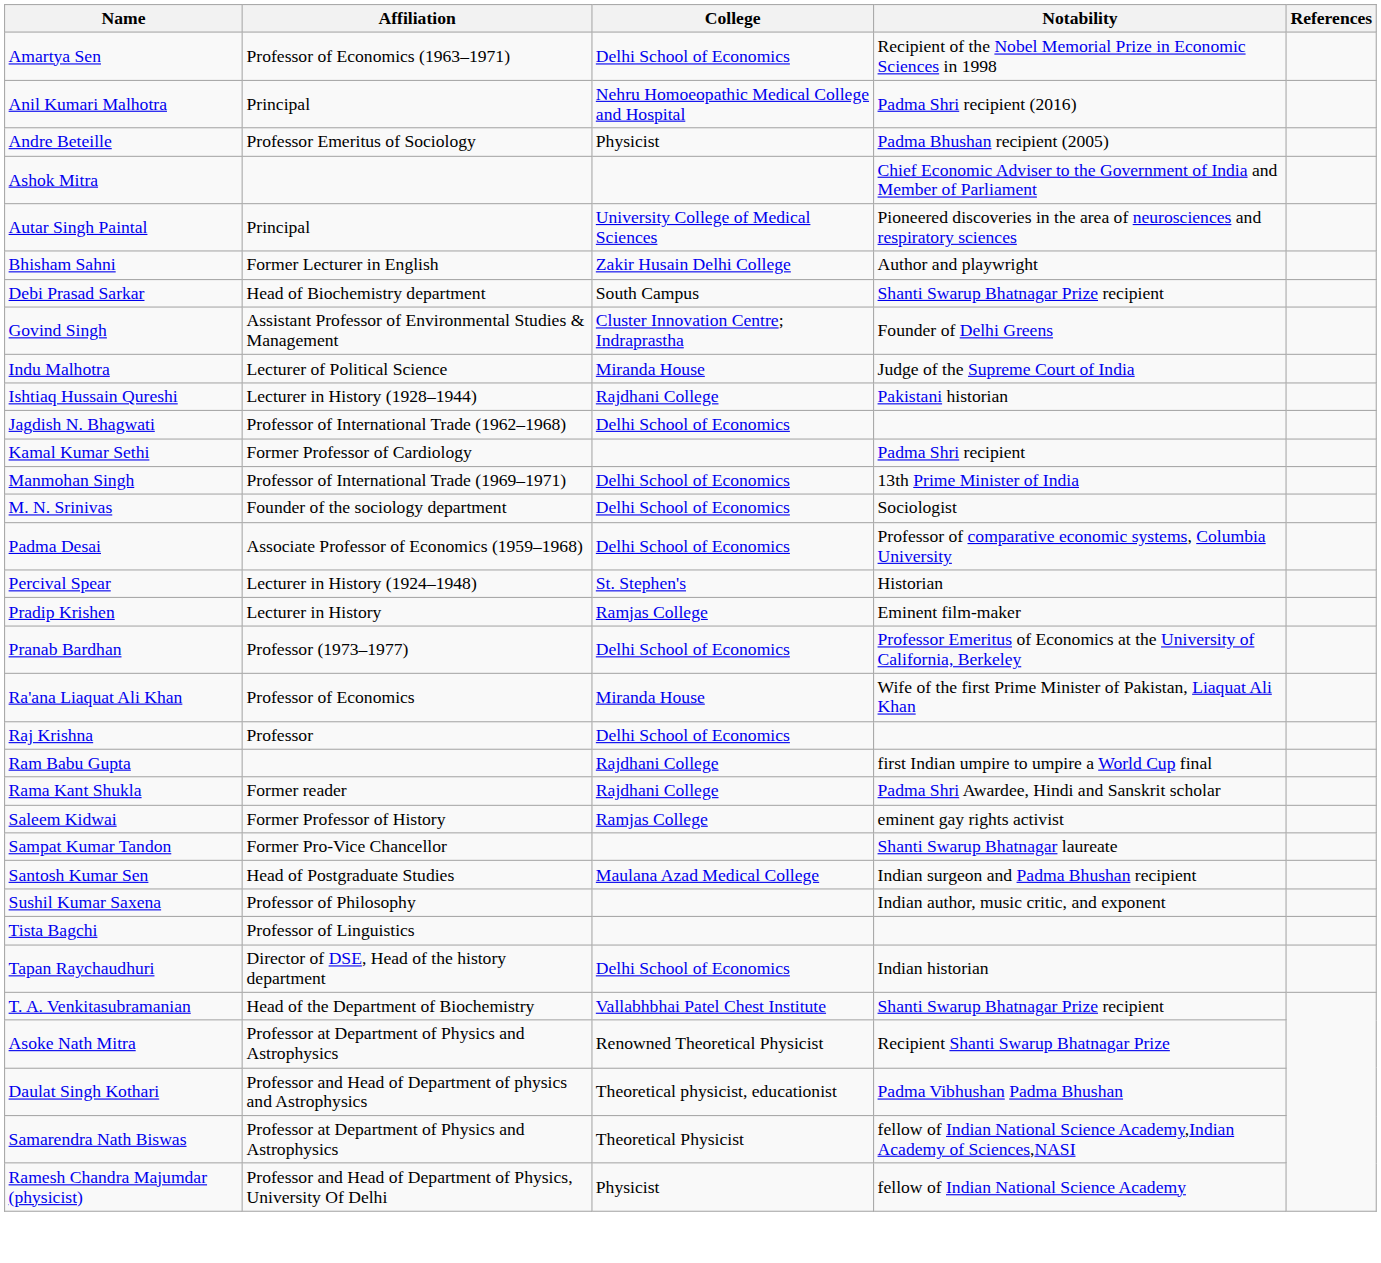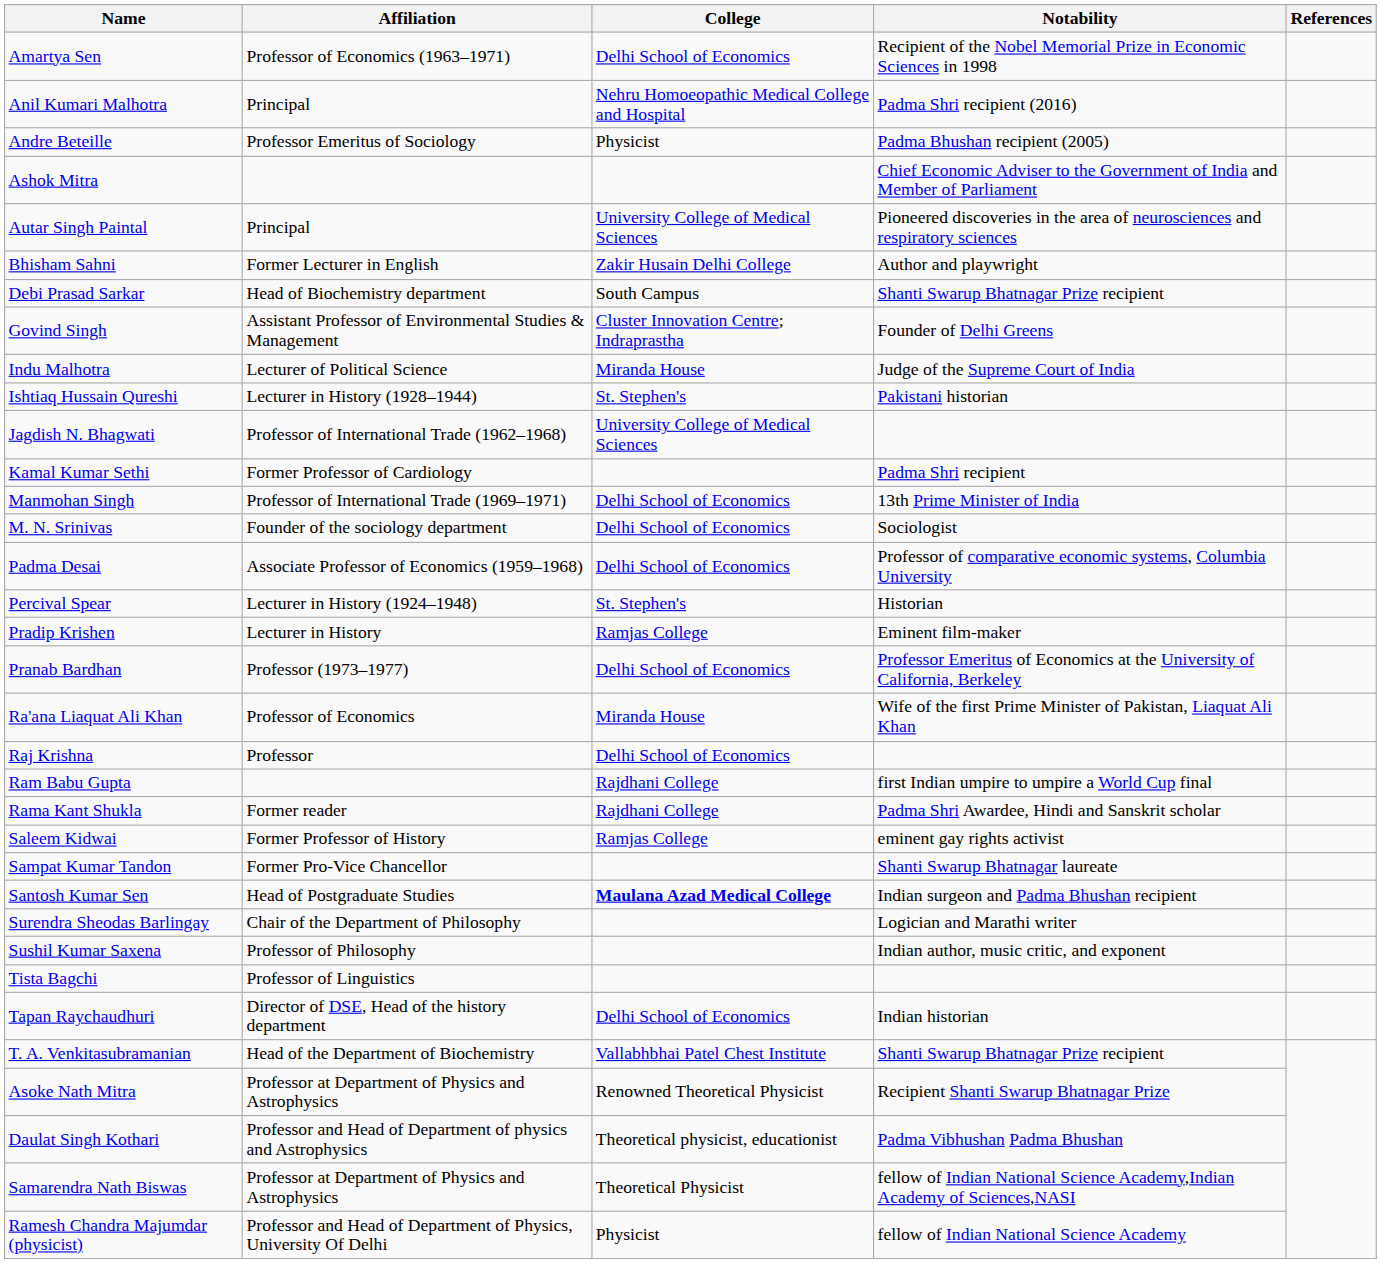(657, 396) Rajdhani College -> (641, 396) St. Stephen's
(693, 424) Delhi School of Economics -> (703, 434) University College of Medical Sciences
(708, 874) normal -> (713, 894) bold
+ row: (109, 922)
